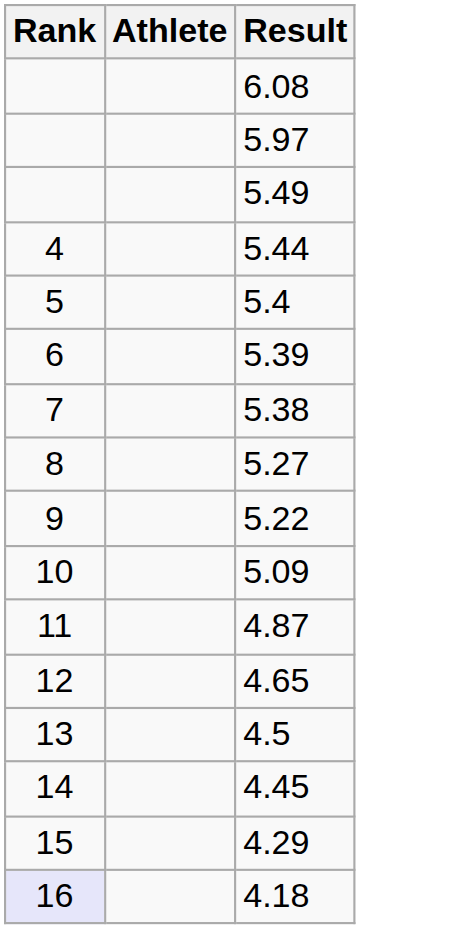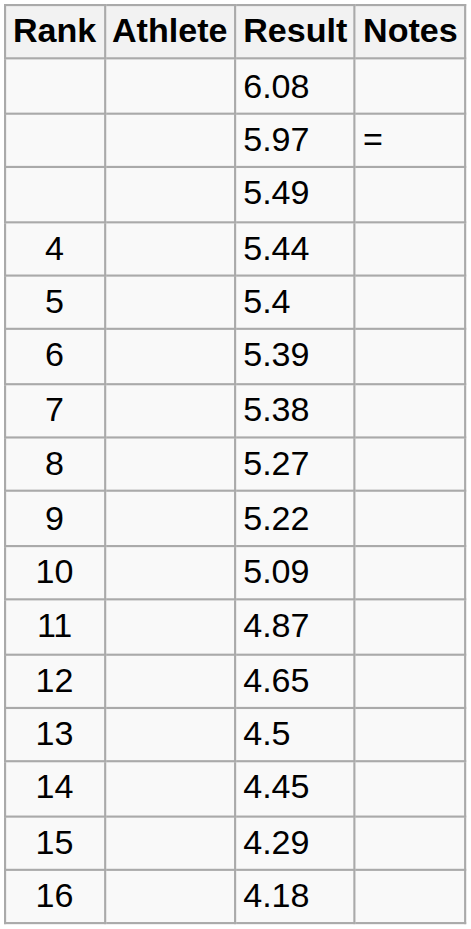+ column: (410, 31)
(55, 896) lavender background -> (55, 896) no background
